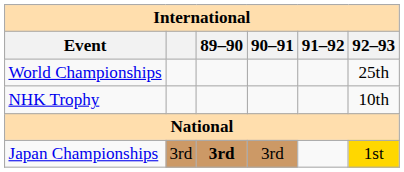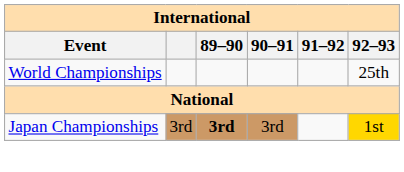- row: (54, 99)
